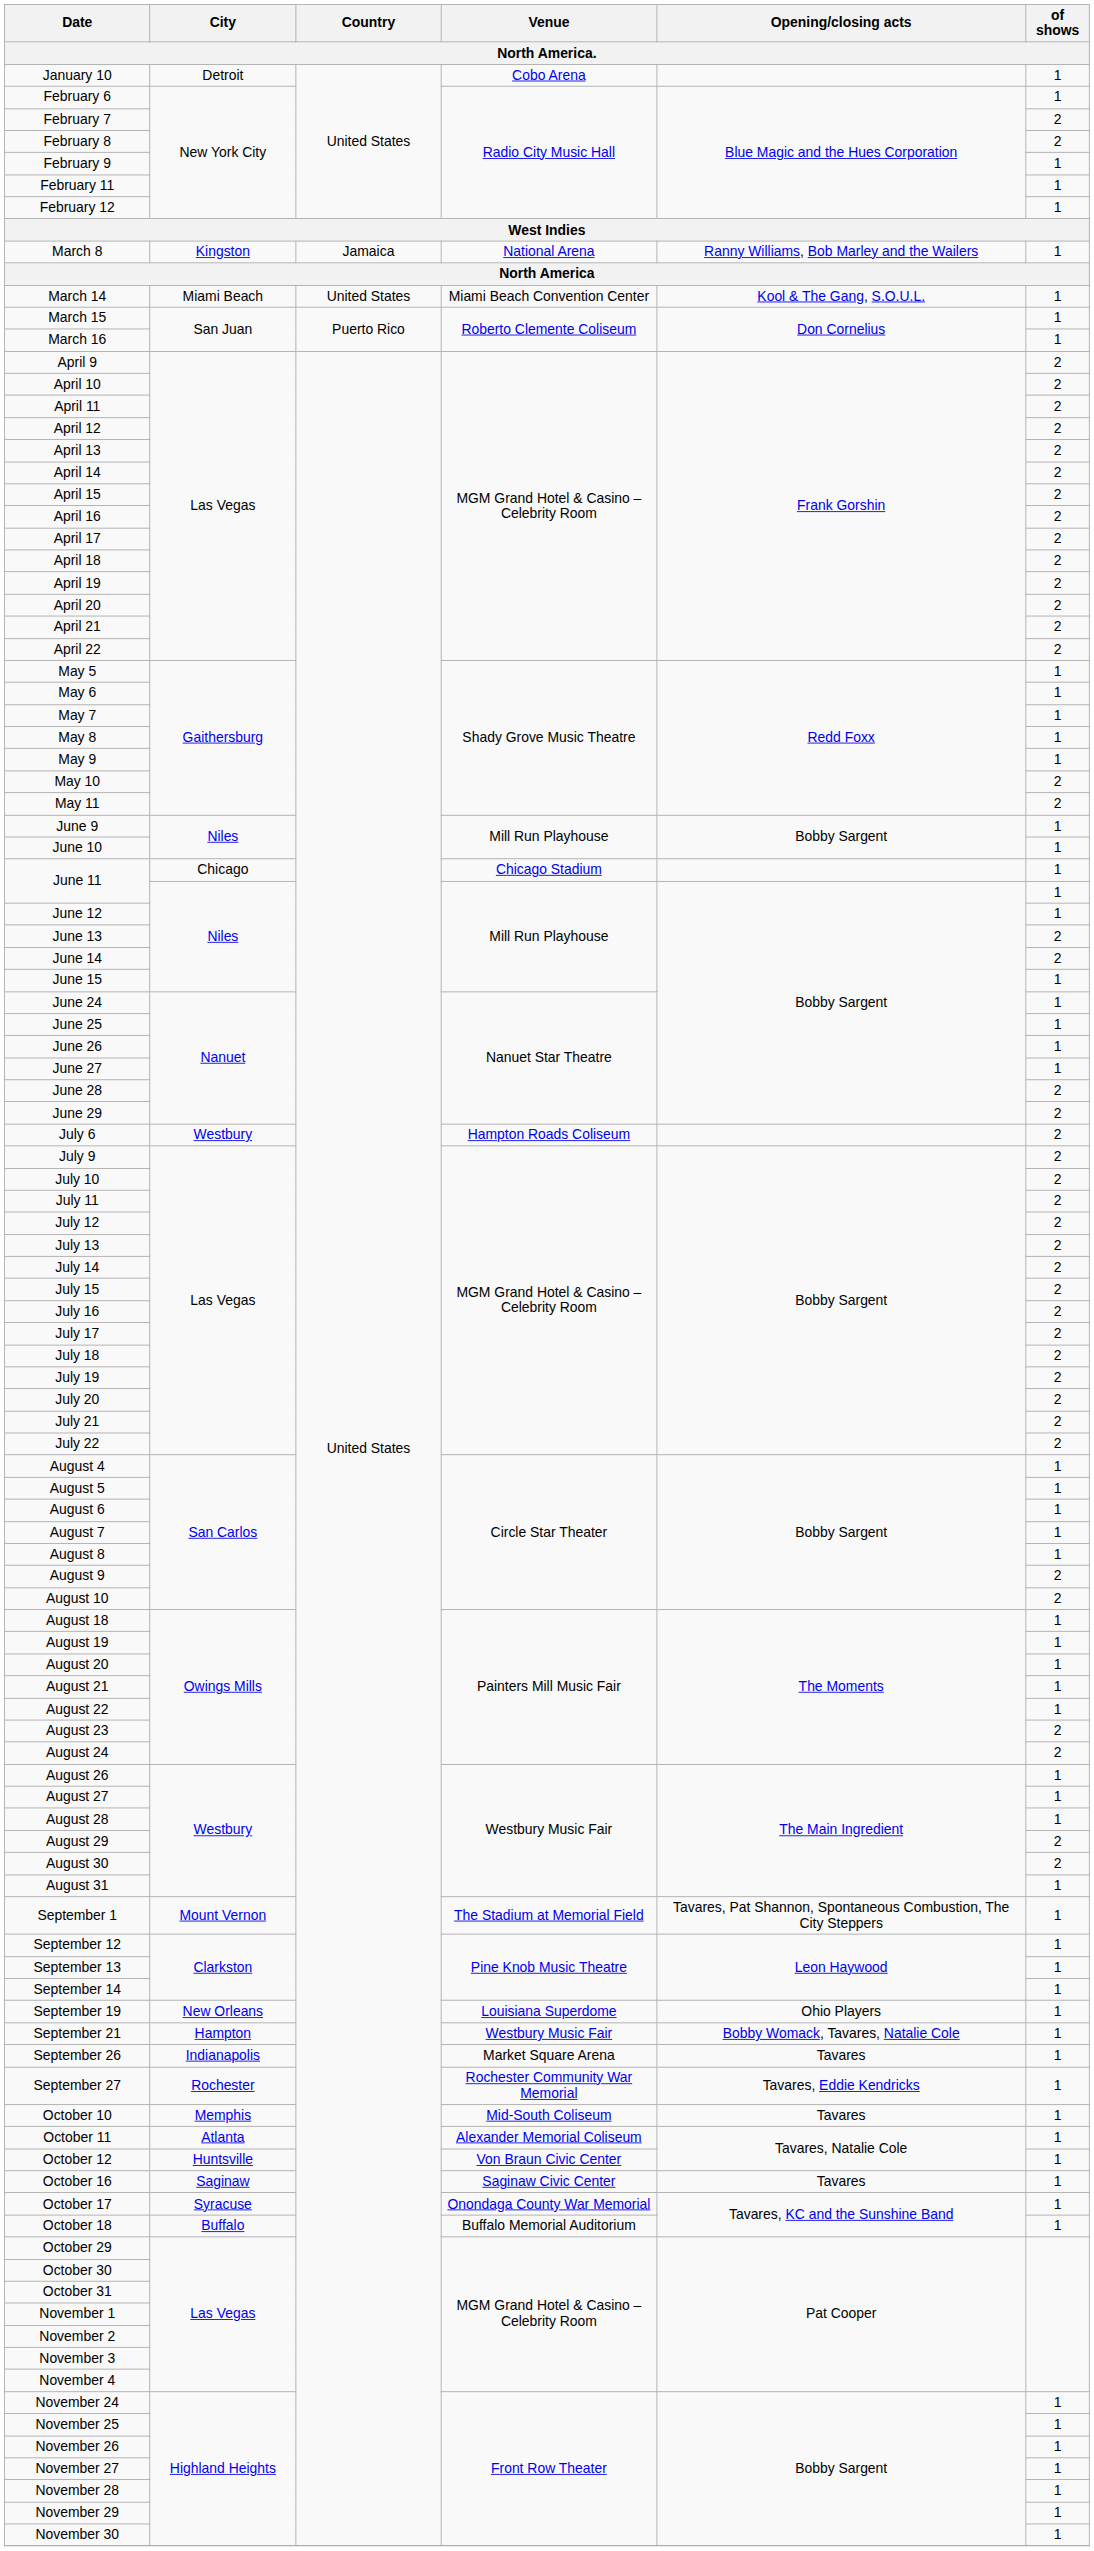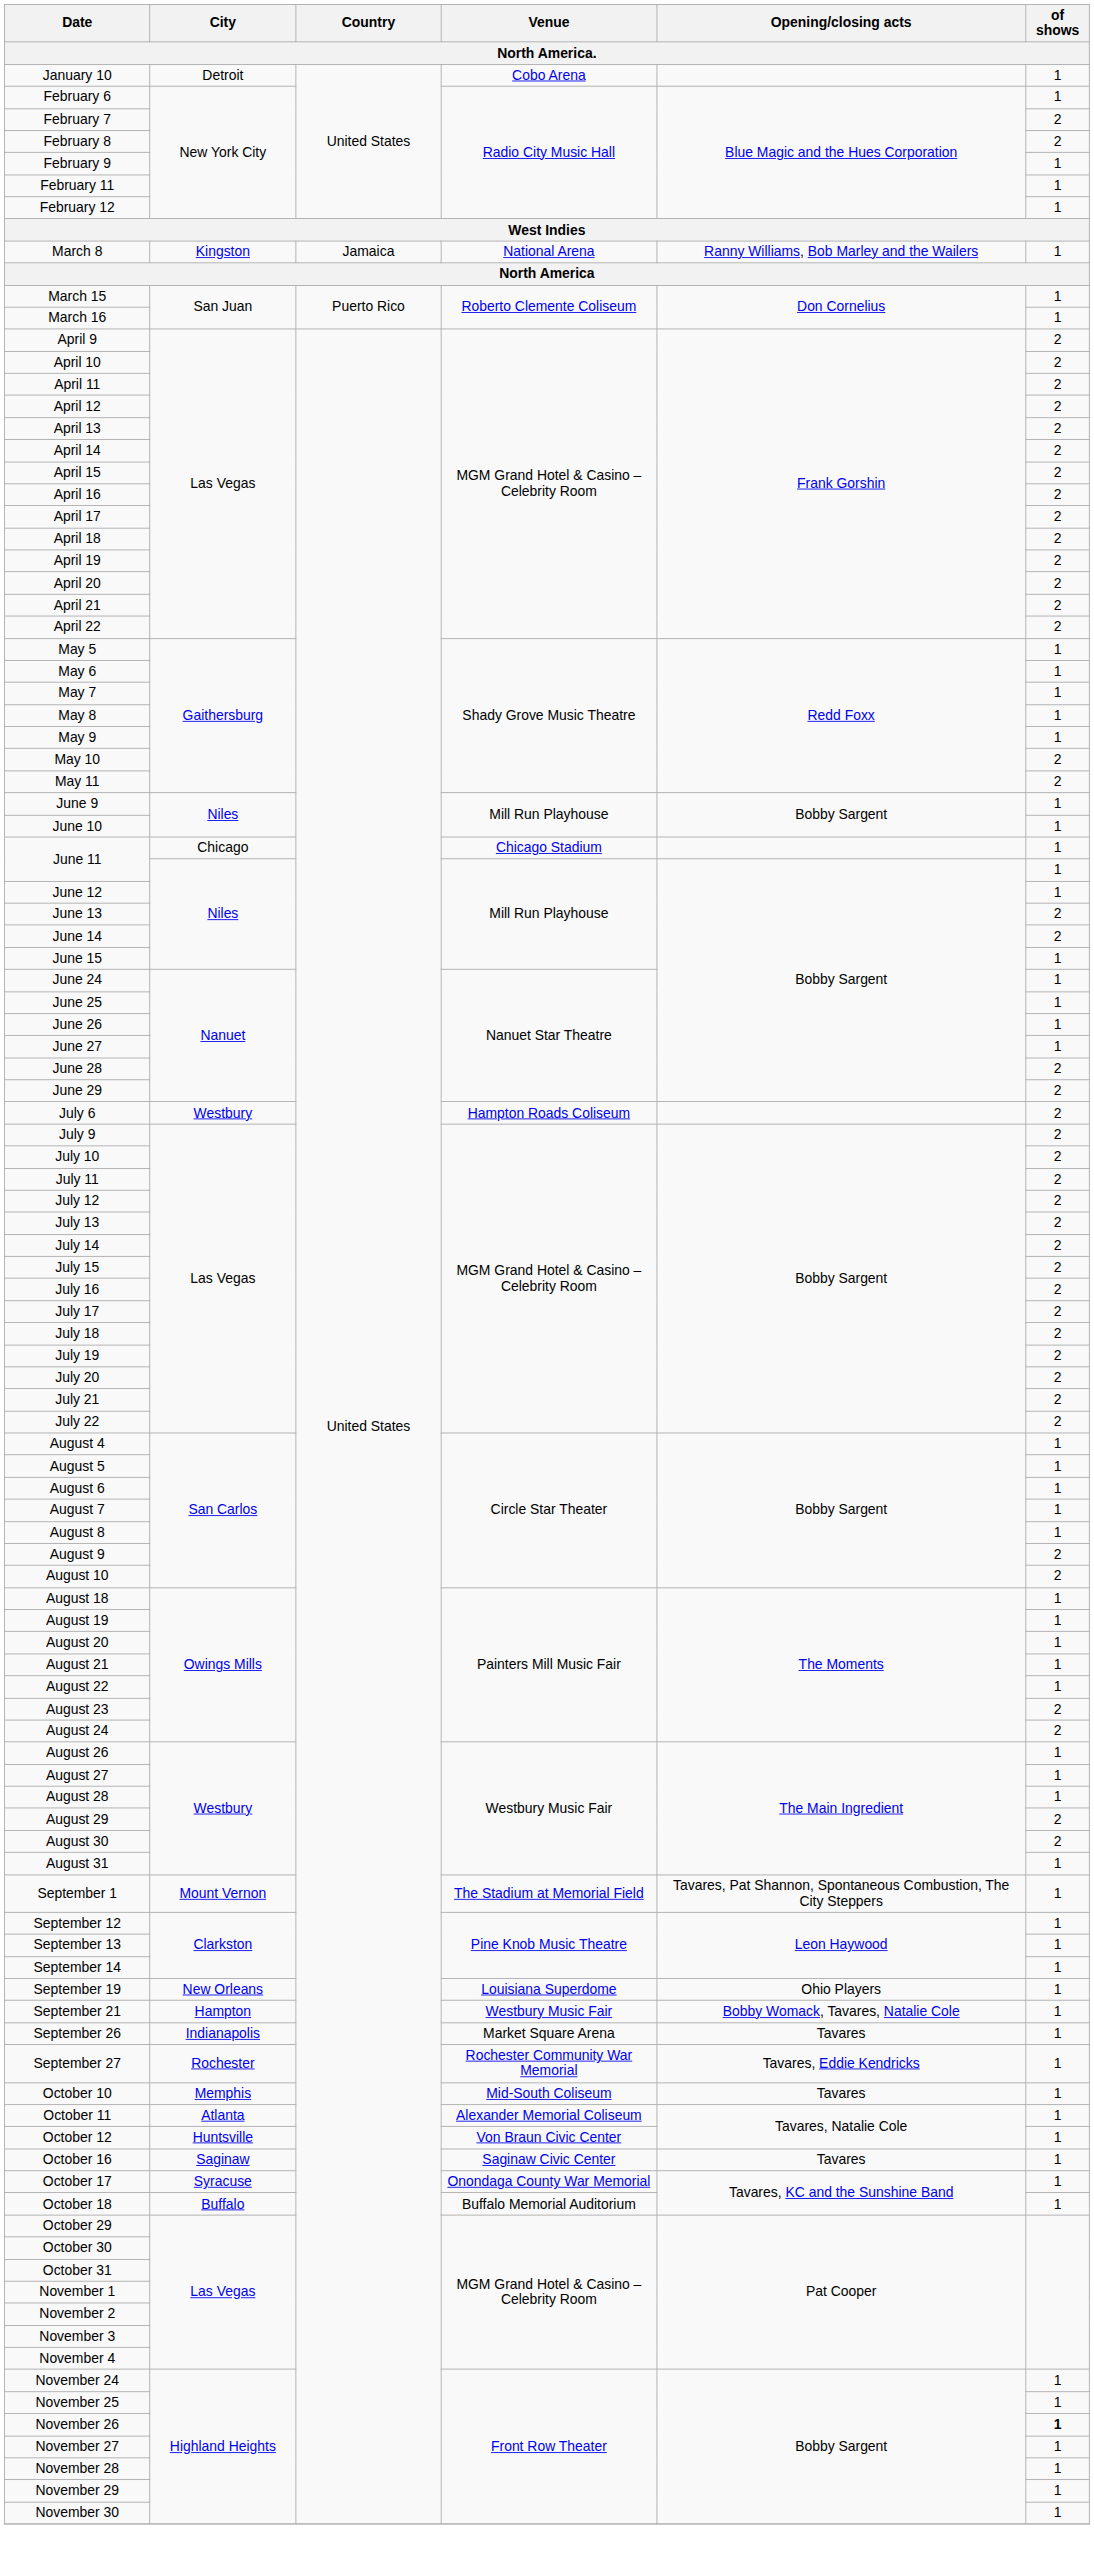- row: (77, 296)
(1058, 2446) normal -> (1058, 2424) bold
